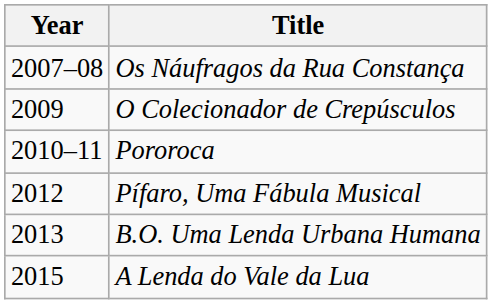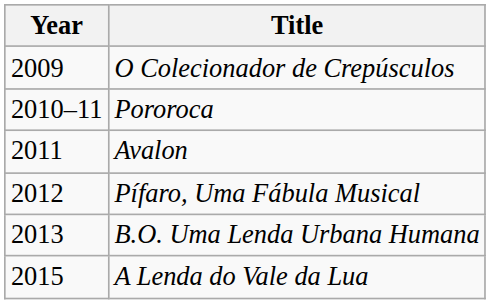- row: (290, 67)
+ row: (151, 151)
